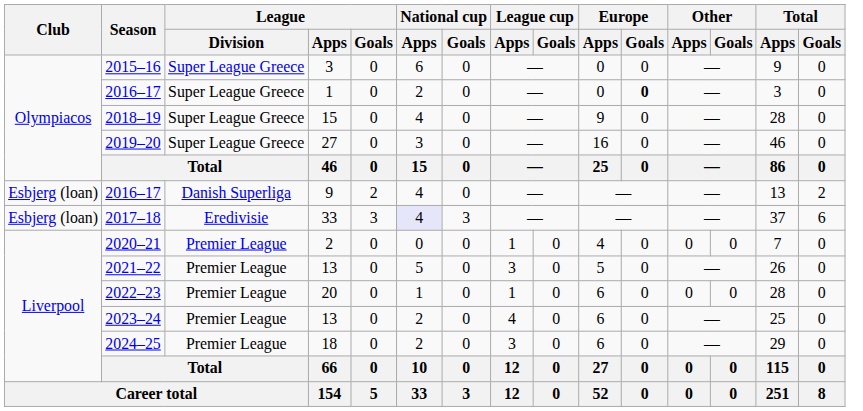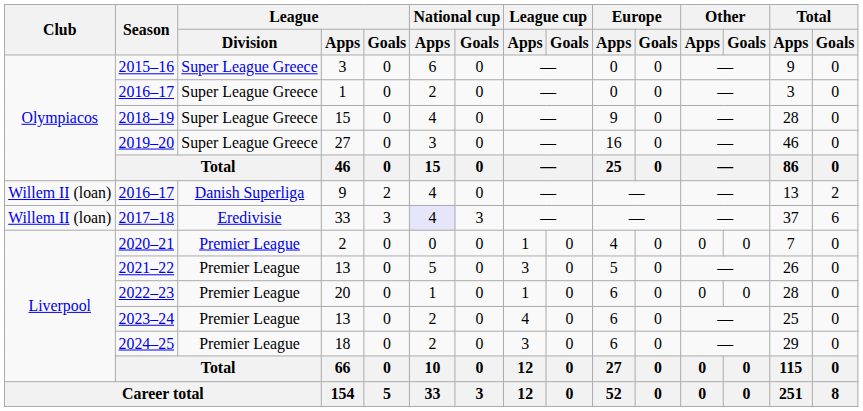(645, 92) bold -> (658, 92) normal
(53, 192) Esbjerg (loan) -> (60, 192) Willem II (loan)
(53, 218) Esbjerg (loan) -> (60, 218) Willem II (loan)
